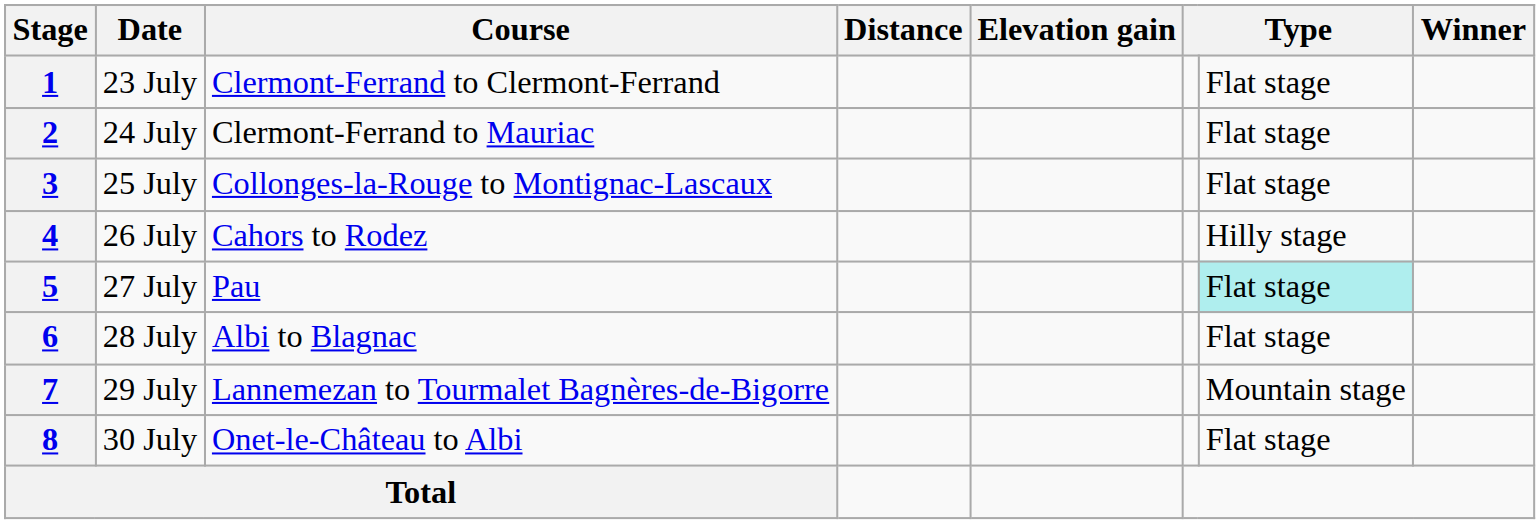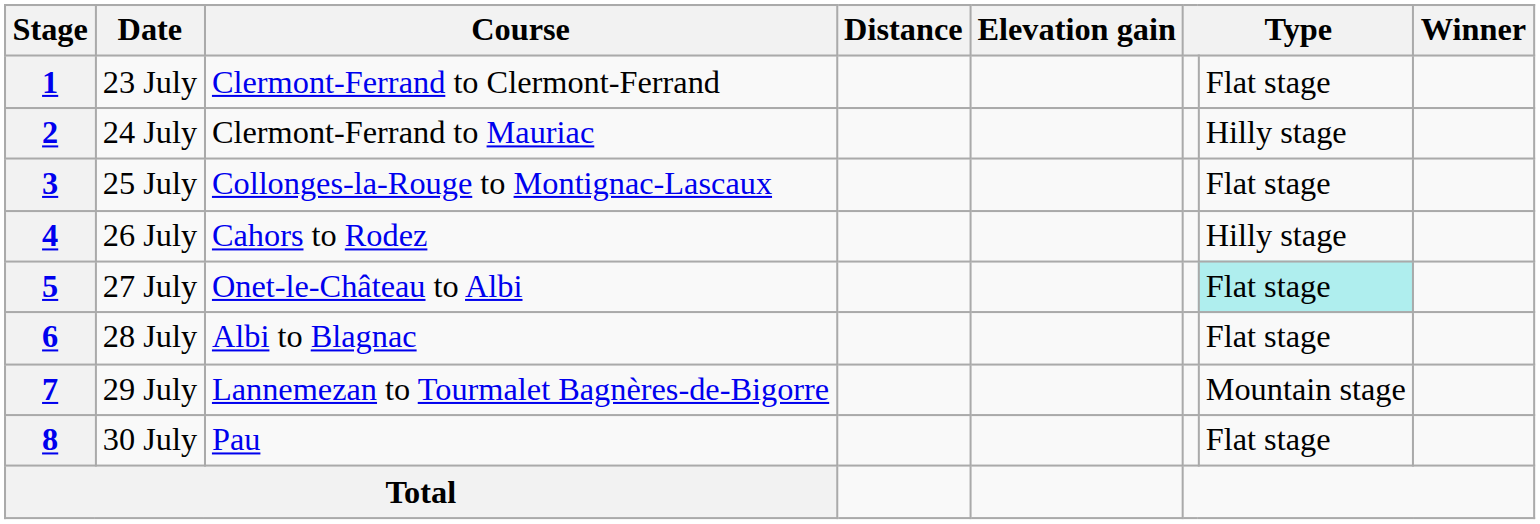(1268, 132) Flat stage -> (1276, 132) Hilly stage
(236, 286) Pau -> (367, 286) Onet-le-Château to Albi
(367, 440) Onet-le-Château to Albi -> (236, 440) Pau
